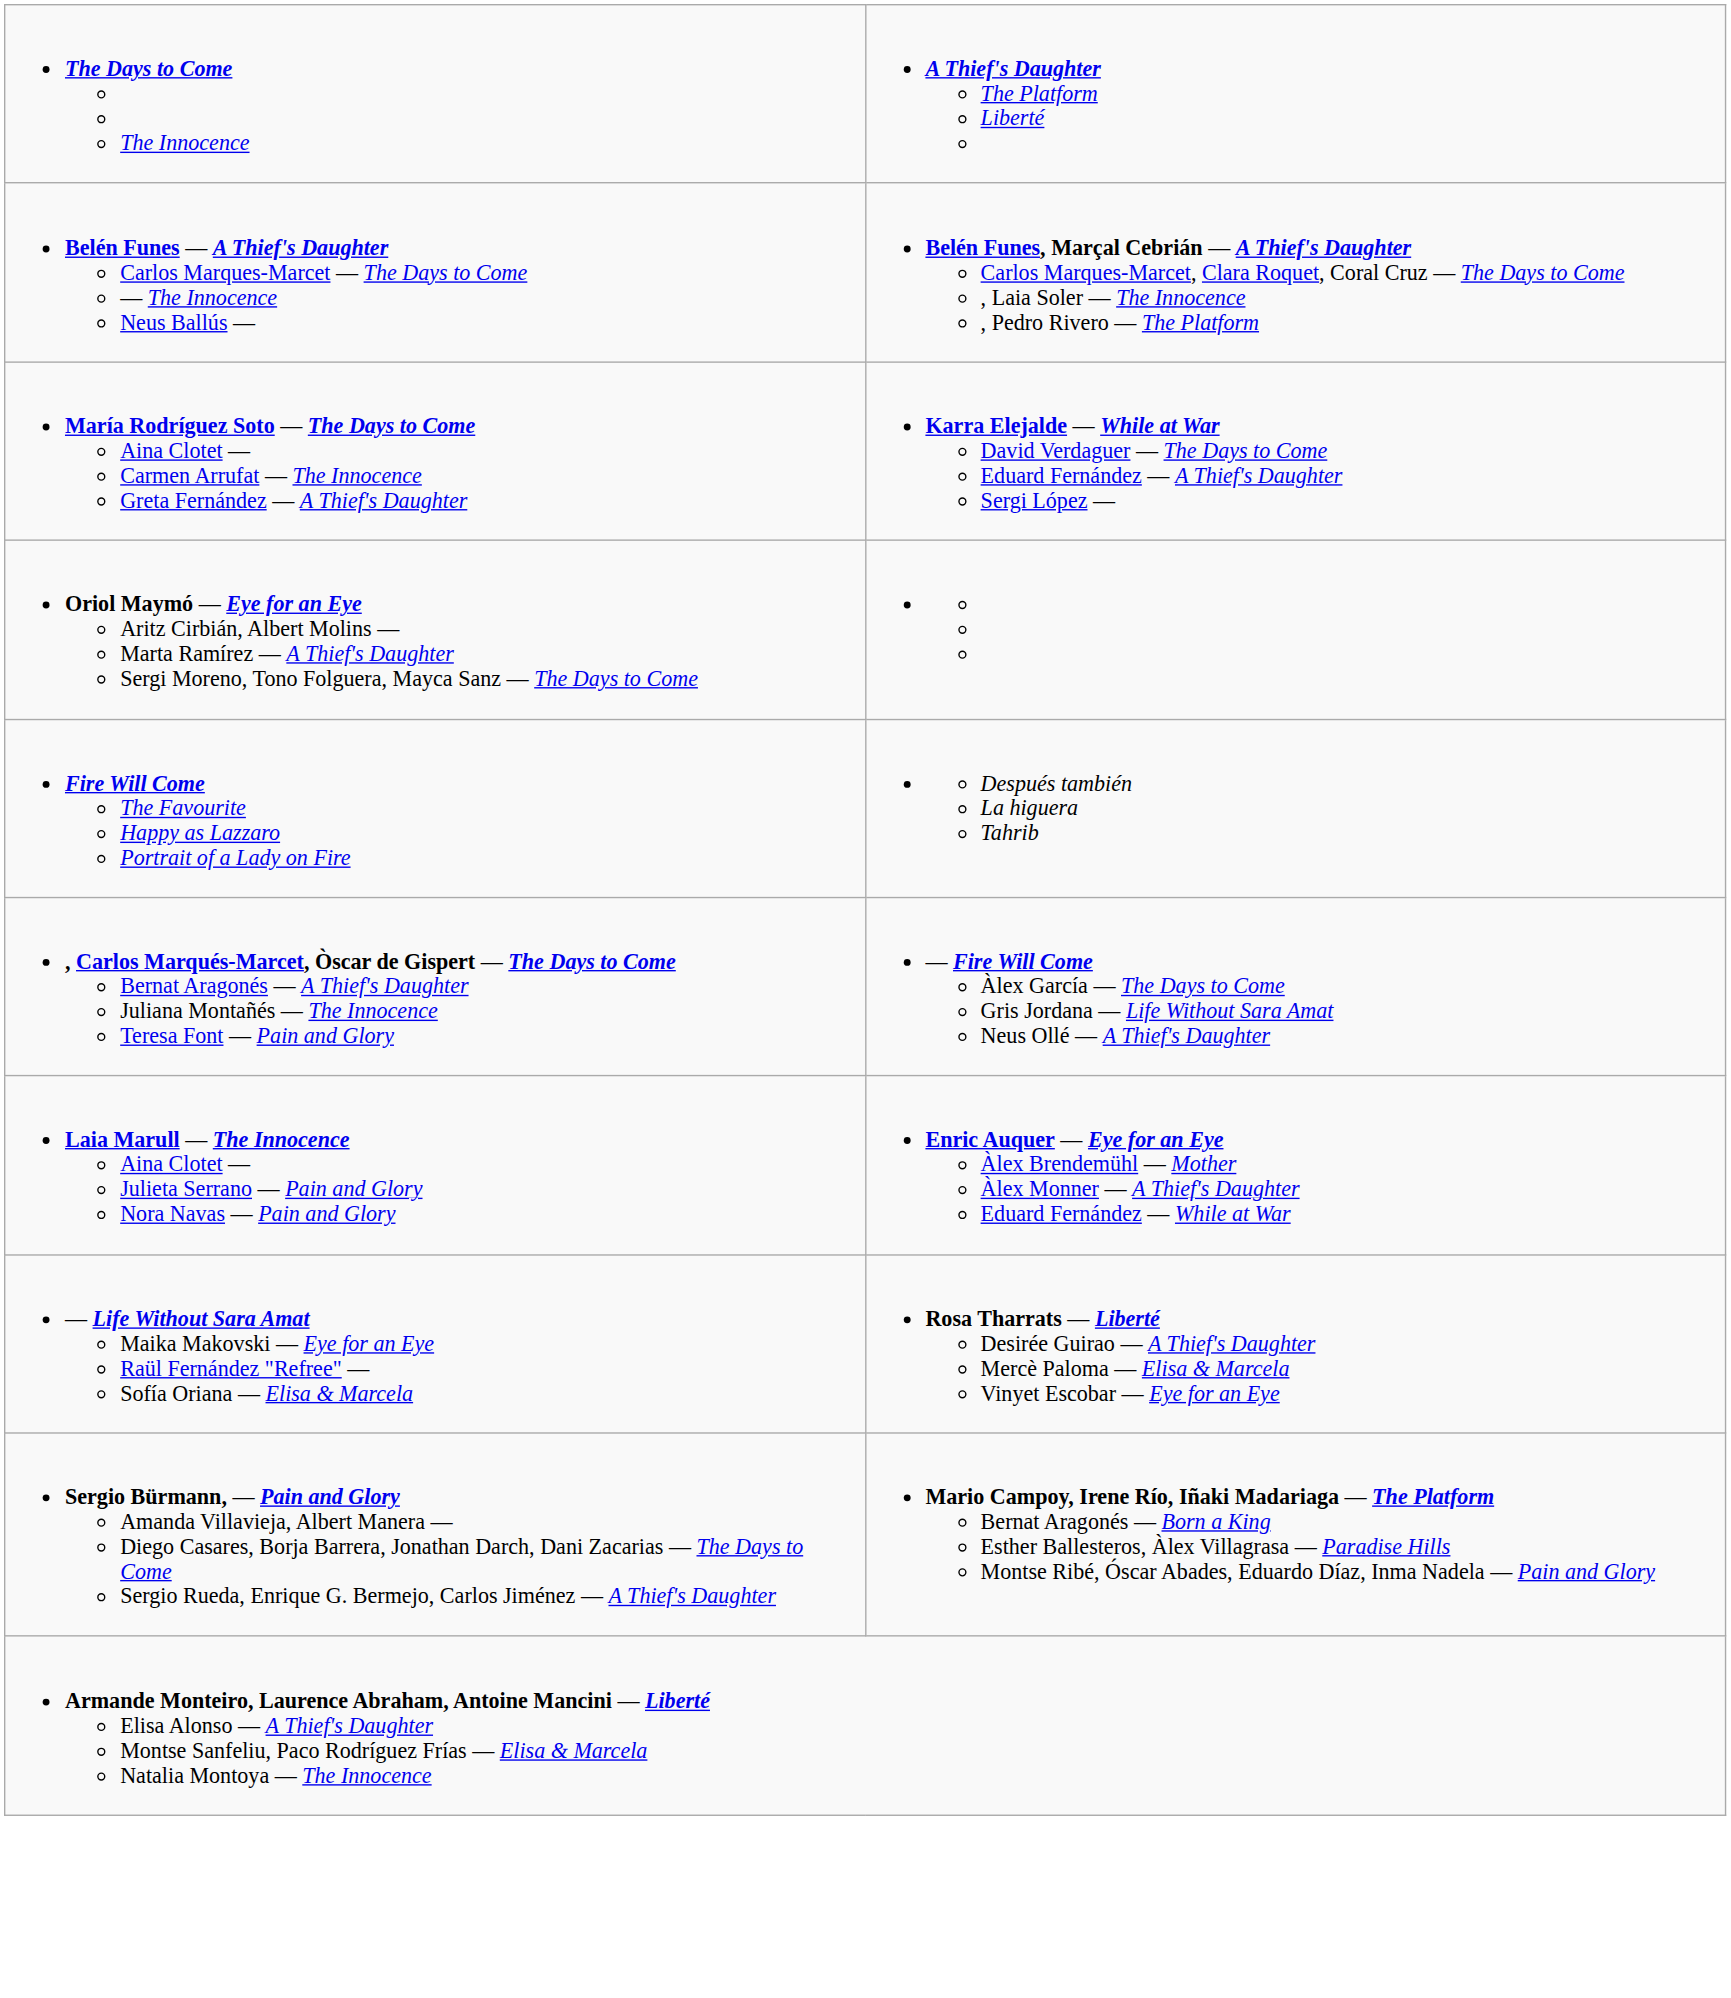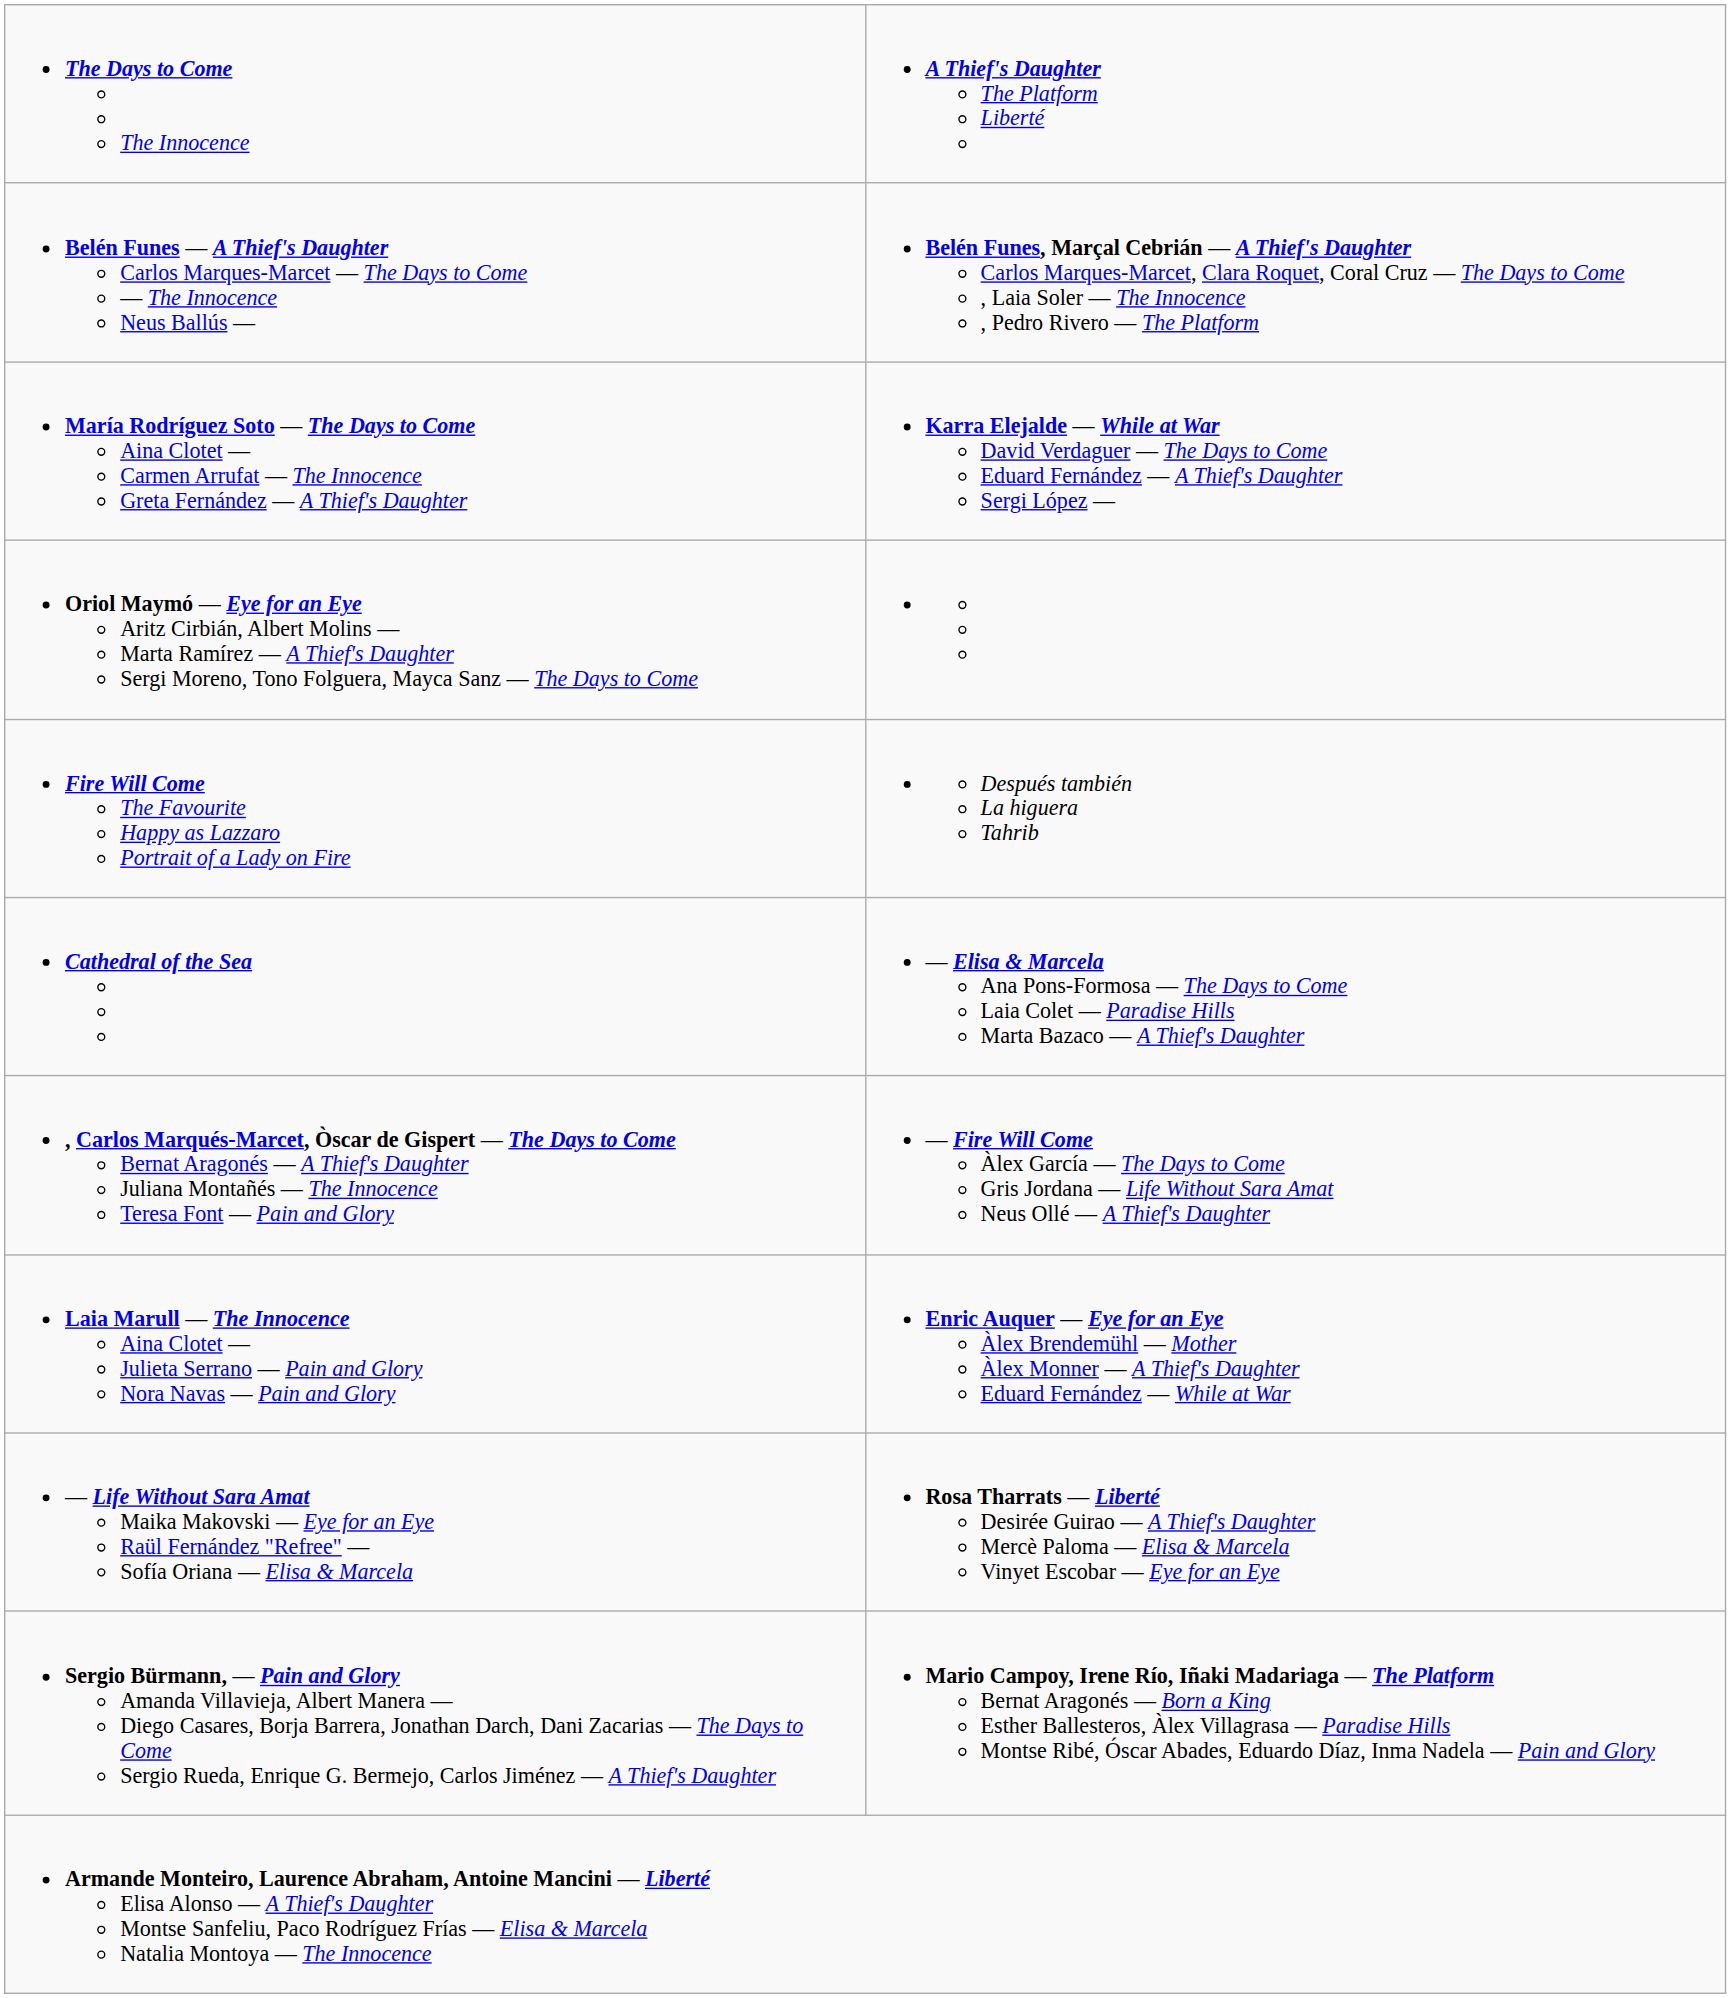+ row: (435, 999)
